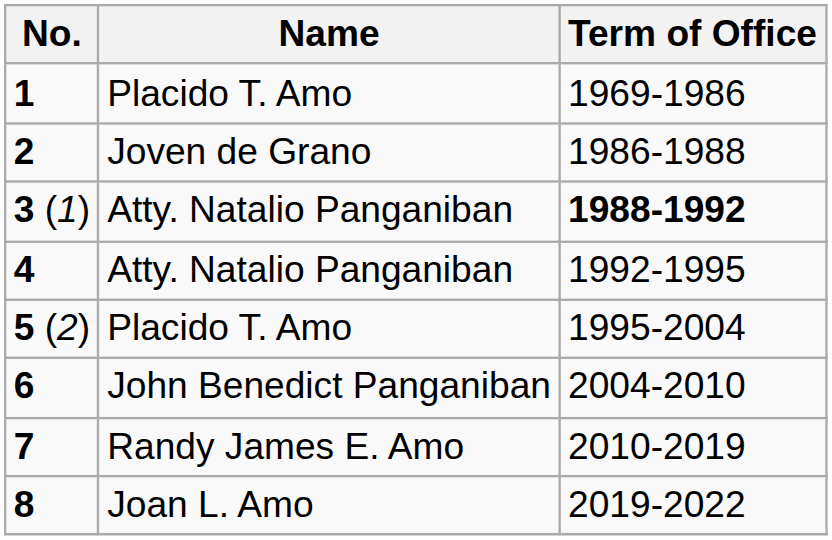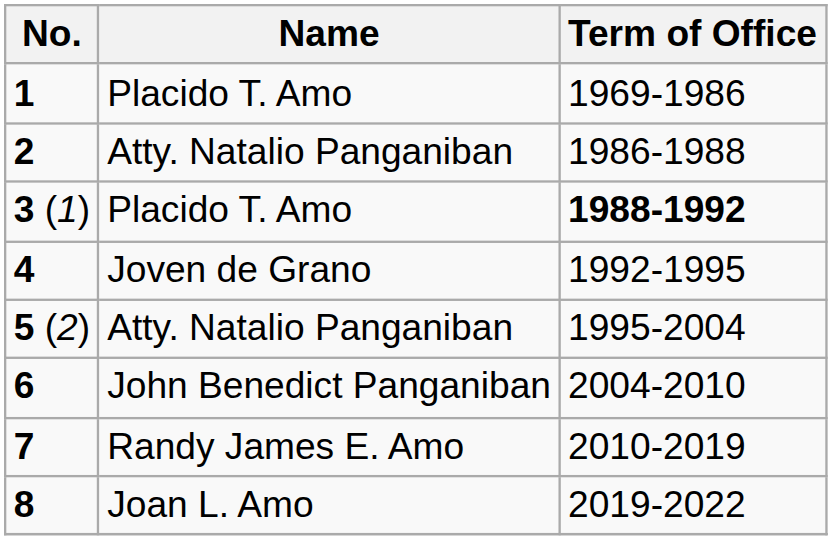(239, 151) Joven de Grano -> (310, 151) Atty. Natalio Panganiban
(310, 210) Atty. Natalio Panganiban -> (230, 210) Placido T. Amo
(310, 269) Atty. Natalio Panganiban -> (239, 269) Joven de Grano
(230, 328) Placido T. Amo -> (310, 328) Atty. Natalio Panganiban
